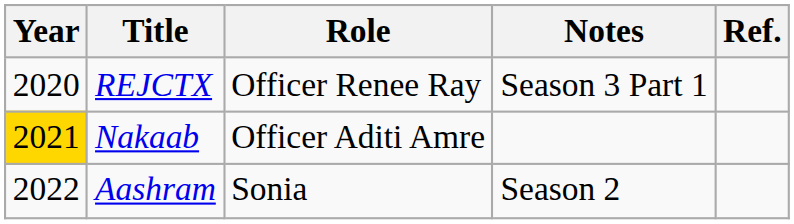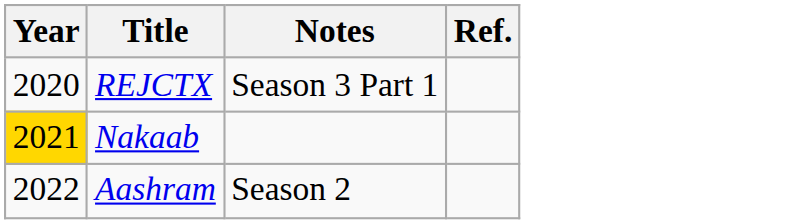- column: (358, 31)
